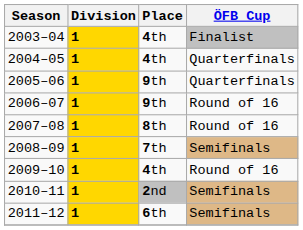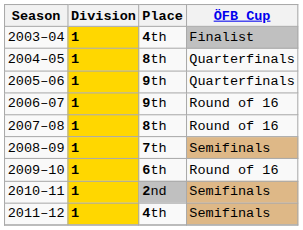(154, 60) 4th -> (154, 60) 8th
(154, 170) 4th -> (154, 170) 6th
(154, 214) 6th -> (154, 214) 4th
